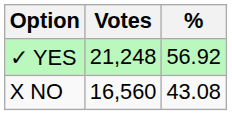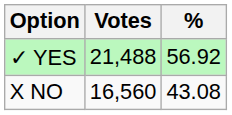(123, 56) 21,248 -> (123, 56) 21,488
